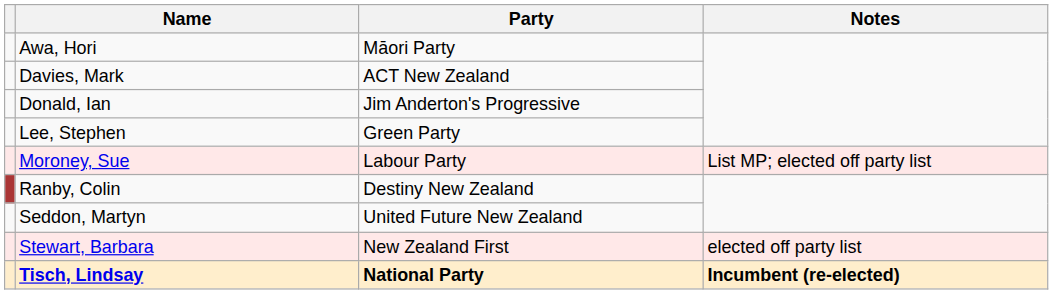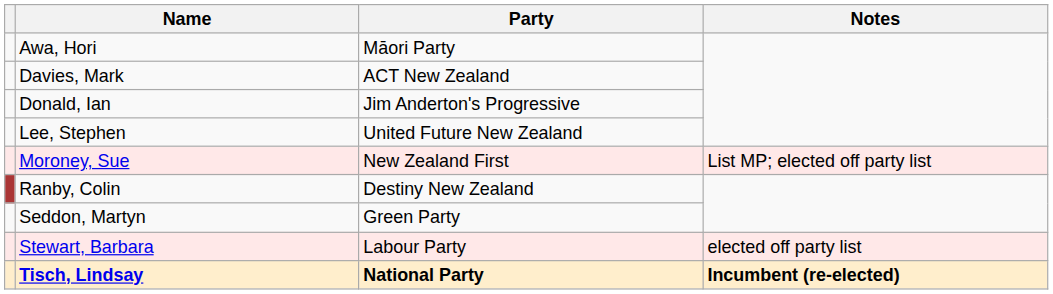(412, 133) Green Party -> (473, 133) United Future New Zealand
(415, 161) Labour Party -> (436, 161) New Zealand First
(473, 218) United Future New Zealand -> (412, 218) Green Party
(436, 246) New Zealand First -> (415, 246) Labour Party
